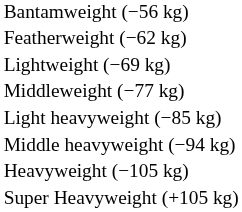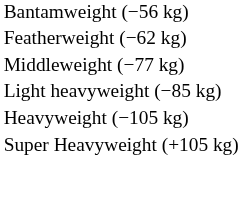- row: (87, 64)
- row: (120, 144)
